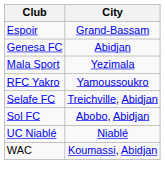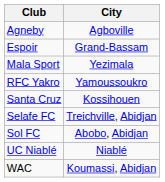+ row: (25, 30)
- row: (35, 47)
+ row: (34, 99)
